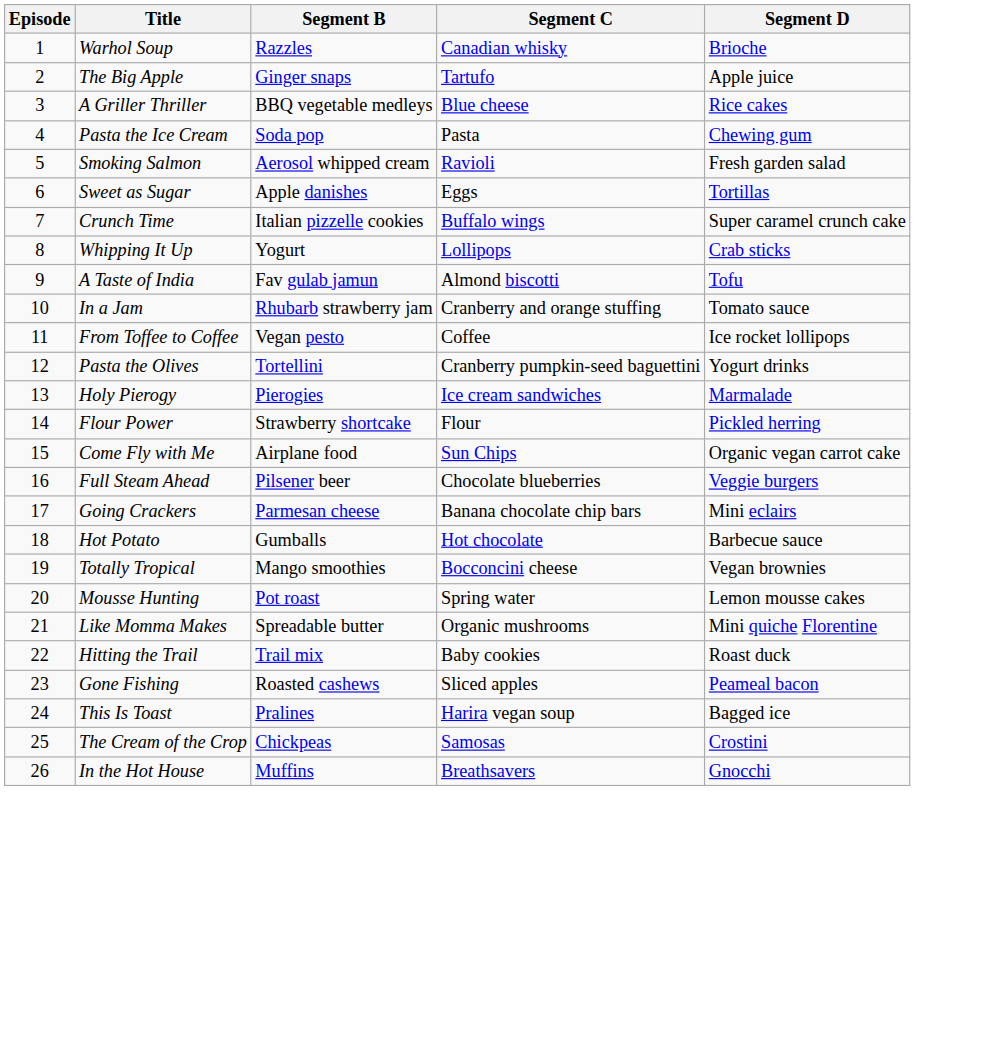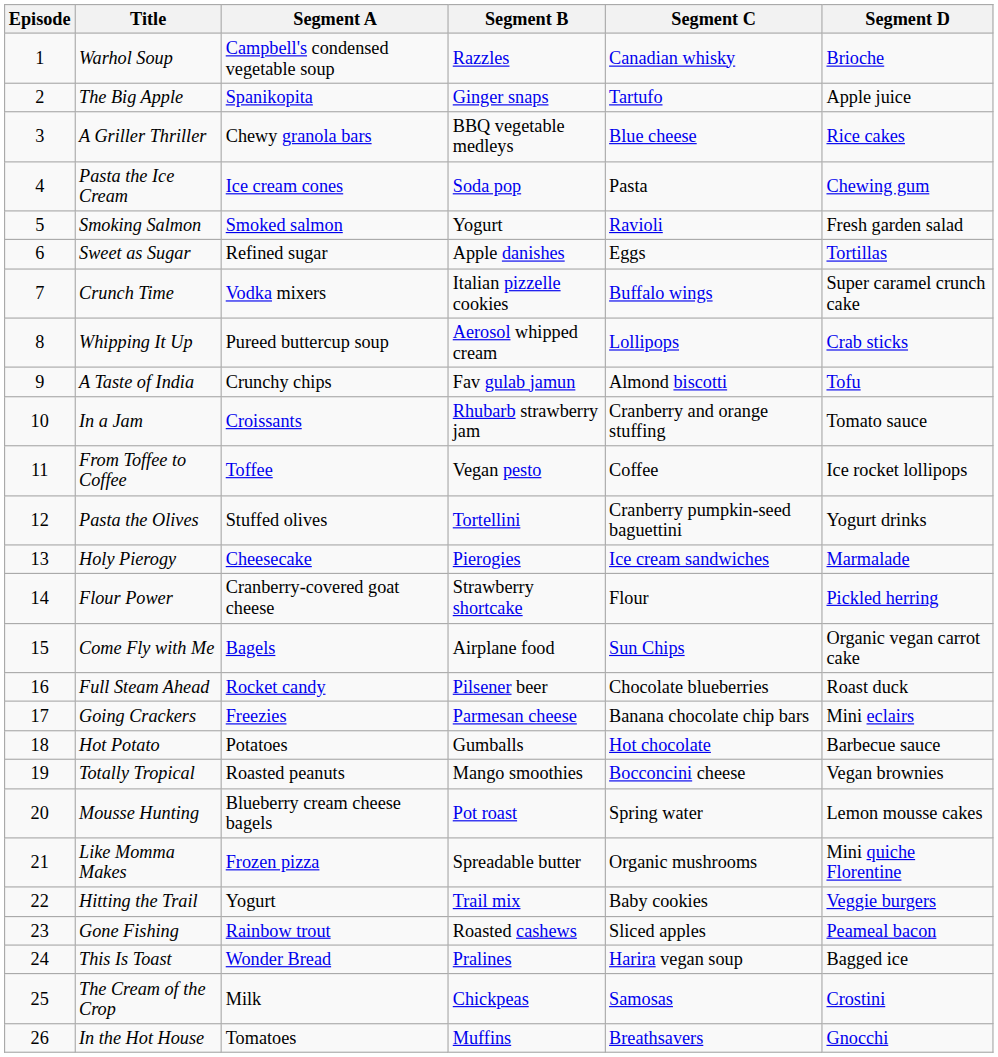+ column: (335, 18)
(342, 163) Aerosol whipped cream -> (478, 225) Yogurt
(280, 250) Yogurt -> (515, 342) Aerosol whipped cream
(764, 481) Veggie burgers -> (867, 687) Roast duck
(750, 655) Roast duck -> (881, 901) Veggie burgers
